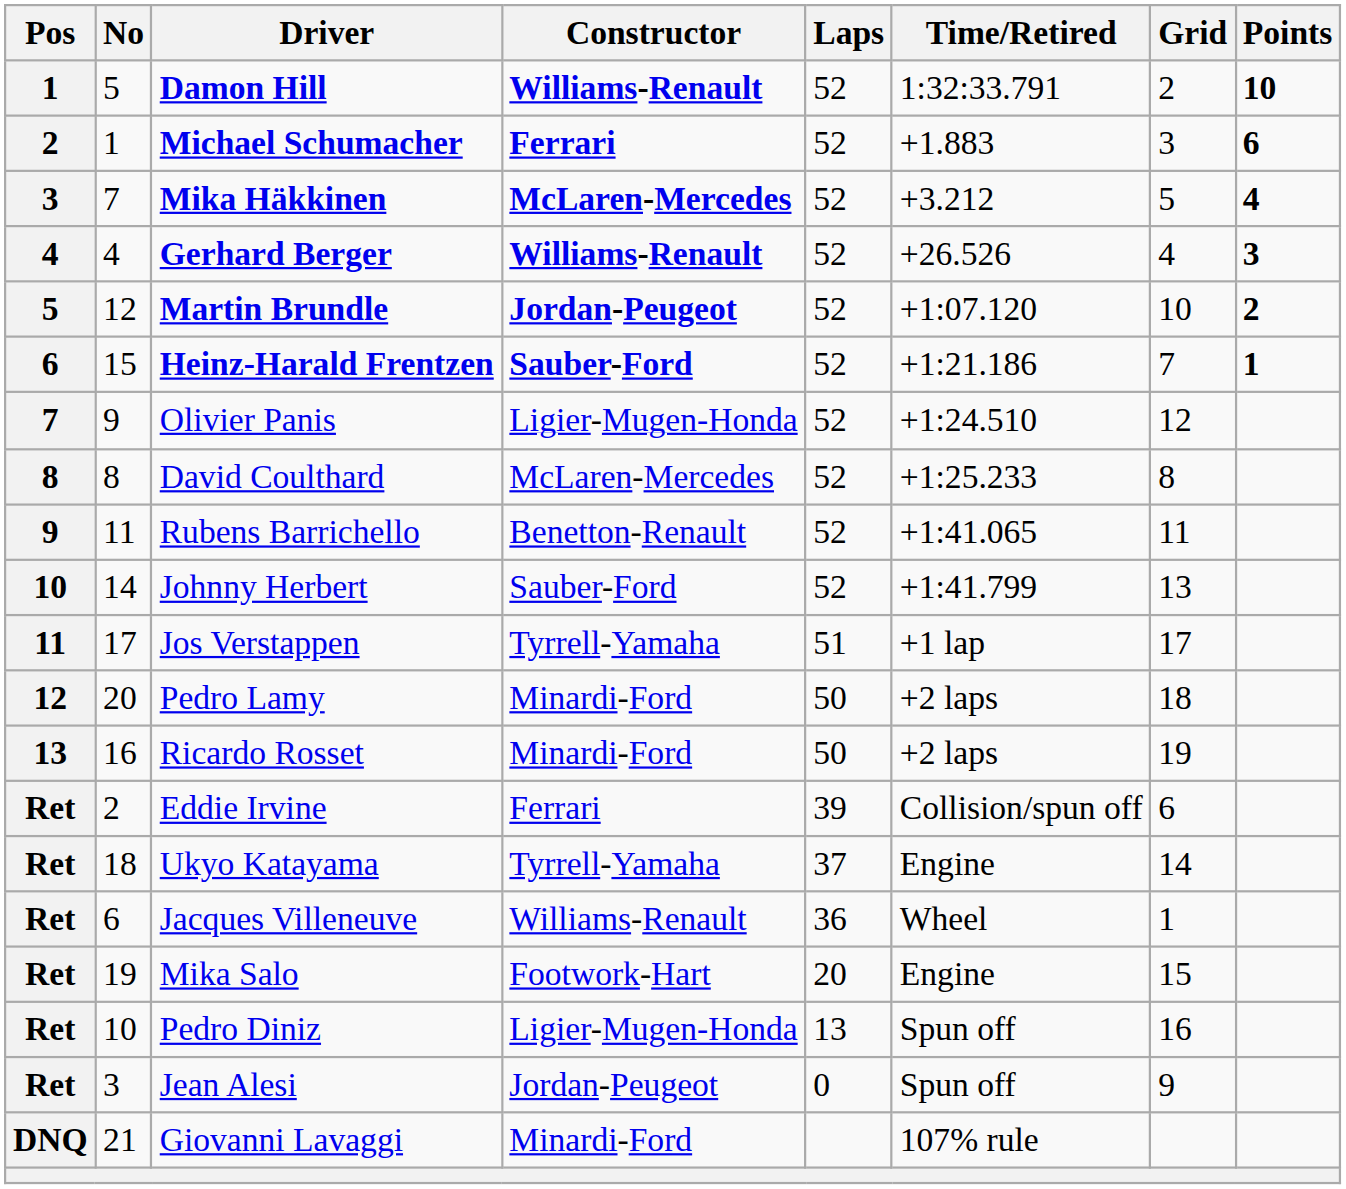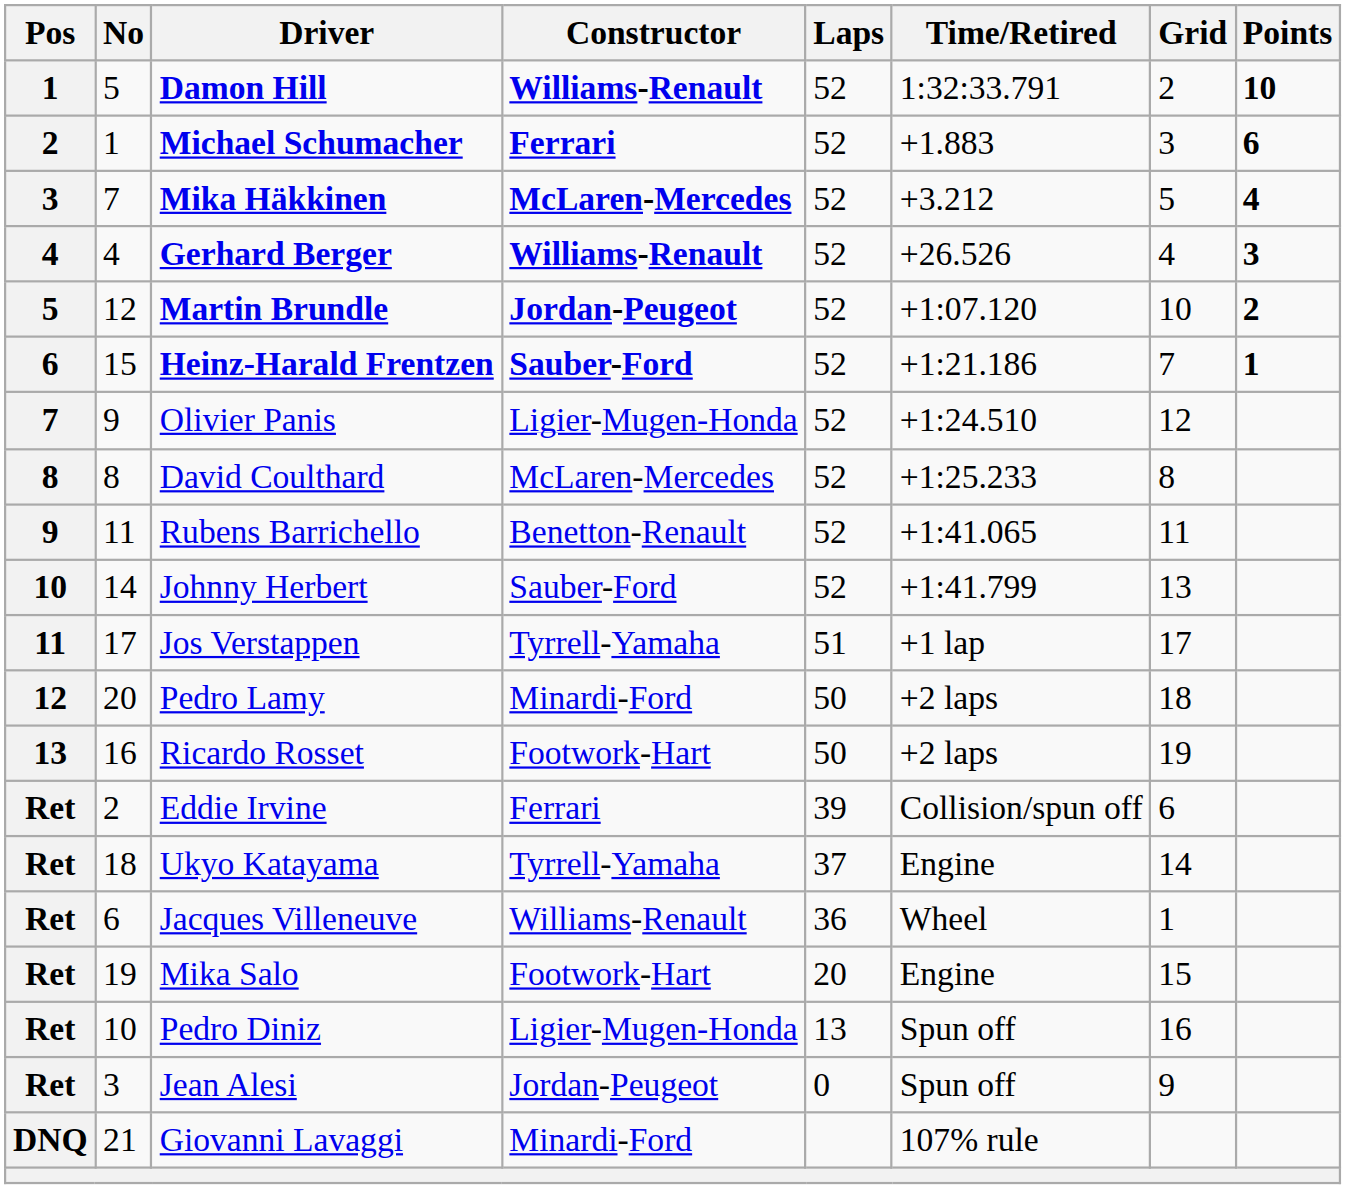(601, 752) Minardi-Ford -> (610, 752) Footwork-Hart
